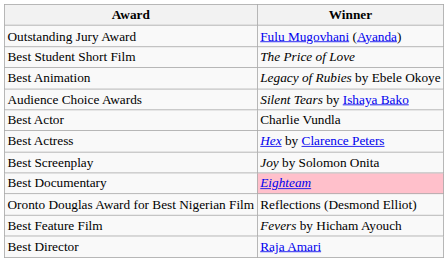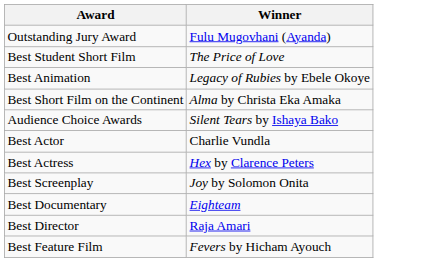+ row: (95, 99)
(286, 183) pink background -> (215, 204) no background
- row: (131, 204)
rows swapped: (43, 246) <-> (55, 225)
